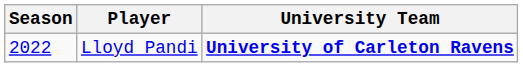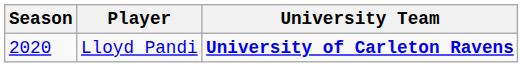(30, 48) 2022 -> (30, 48) 2020
